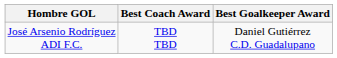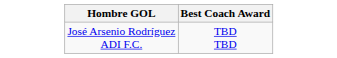- column: (273, 13)
